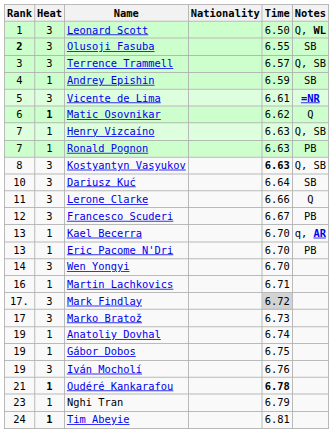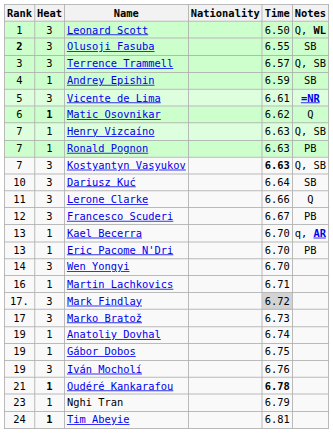(19, 165) 8 -> (19, 165) 7
